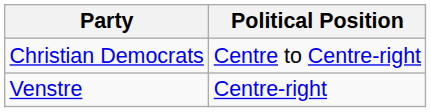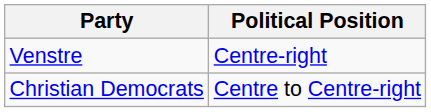rows swapped: (107, 55) <-> (46, 89)
